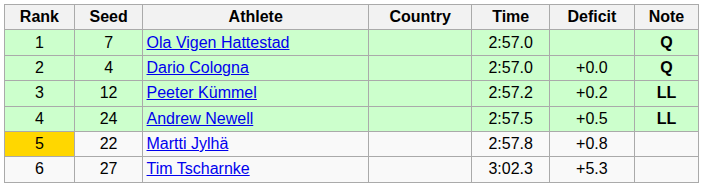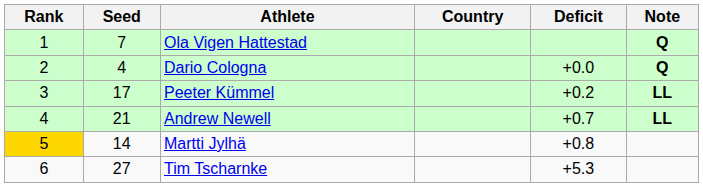- column: (511, 17)
(109, 93) 12 -> (122, 93) 17
(109, 118) 24 -> (122, 118) 21
(592, 118) +0.5 -> (578, 118) +0.7
(109, 144) 22 -> (122, 144) 14
